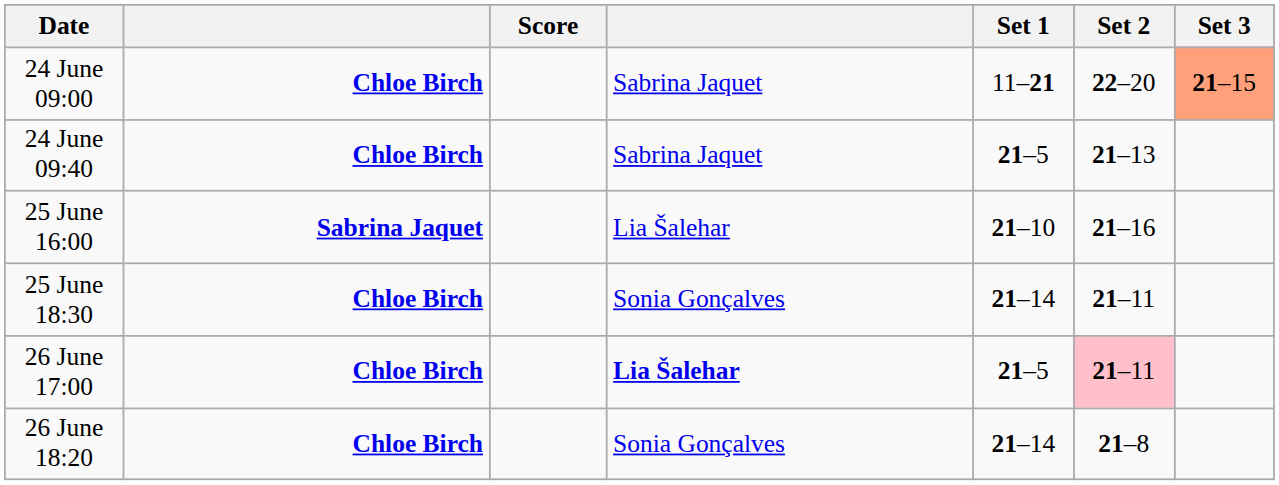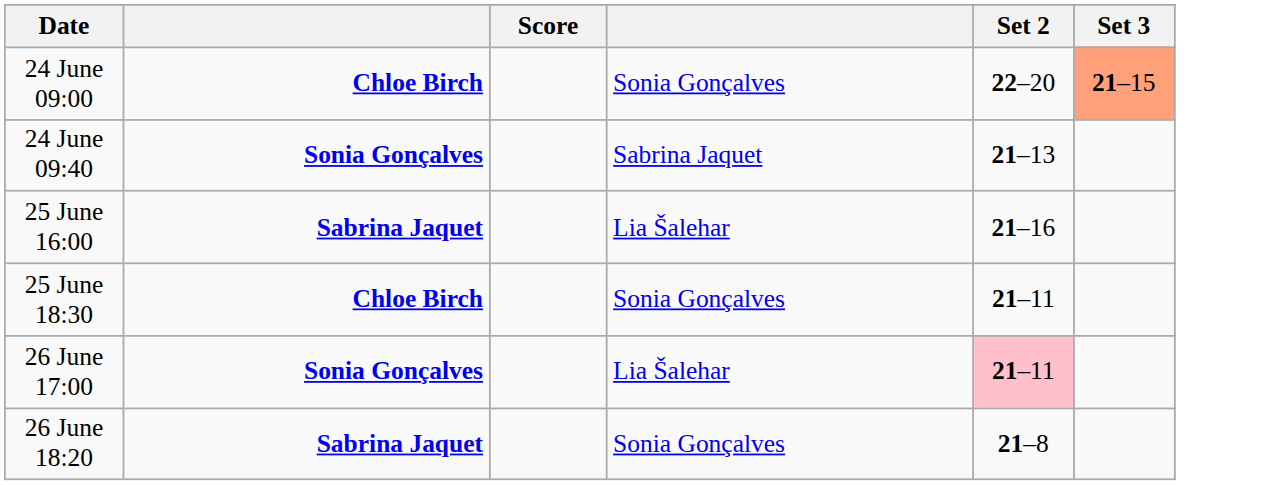- column: (1023, 25)
(688, 82) Sabrina Jaquet -> (699, 82) Sonia Gonçalves
(418, 155) Chloe Birch -> (393, 155) Sonia Gonçalves
(418, 371) Chloe Birch -> (393, 371) Sonia Gonçalves
(676, 371) bold -> (671, 371) normal
(418, 443) Chloe Birch -> (400, 443) Sabrina Jaquet
